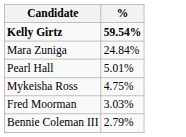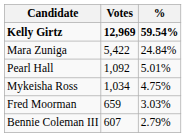+ column: (120, 13)
